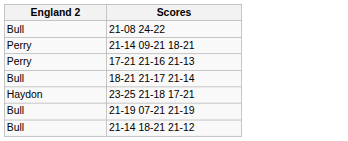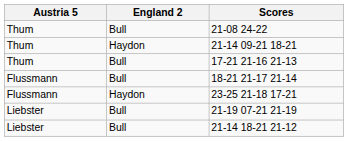+ column: (55, 12)
(19, 45) Perry -> (127, 45) Haydon
(19, 62) Perry -> (118, 62) Bull
